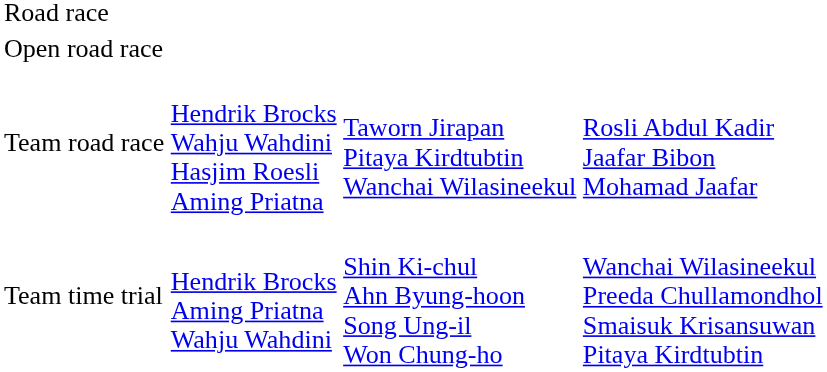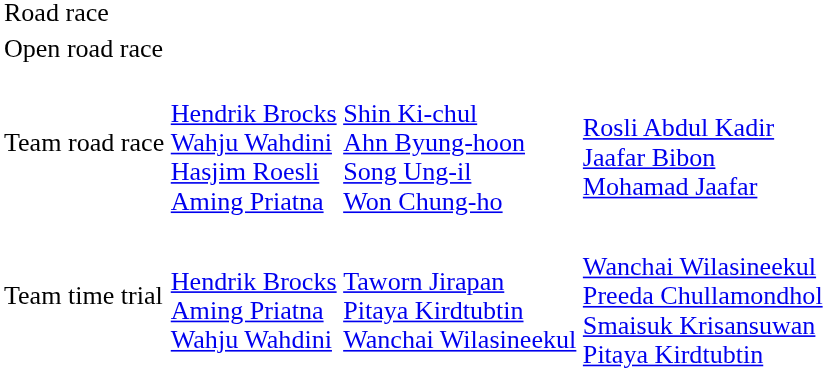(460, 157) Taworn Jirapan Pitaya Kirdtubtin Wanchai Wilasineekul -> (434, 157) Shin Ki-chul Ahn Byung-hoon Song Ung-il Won Chung-ho
(434, 310) Shin Ki-chul Ahn Byung-hoon Song Ung-il Won Chung-ho -> (460, 310) Taworn Jirapan Pitaya Kirdtubtin Wanchai Wilasineekul
